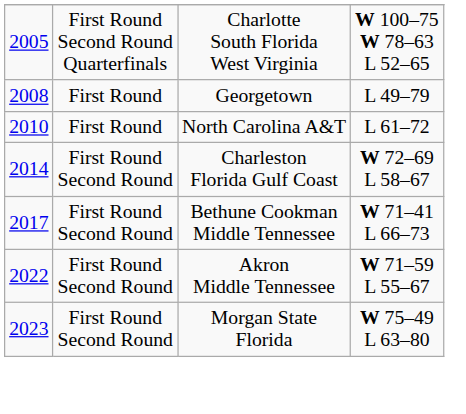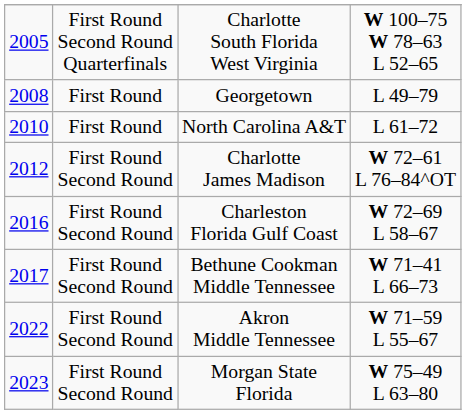+ row: (264, 169)
(29, 169) 2014 -> (29, 222) 2016
